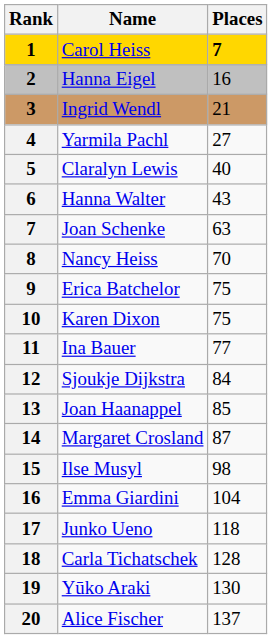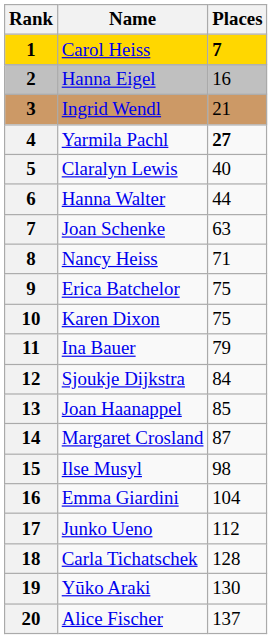(222, 139) normal -> (222, 139) bold
(222, 199) 43 -> (222, 199) 44
(222, 259) 70 -> (222, 259) 71
(222, 348) 77 -> (222, 348) 79
(226, 528) 118 -> (226, 528) 112
